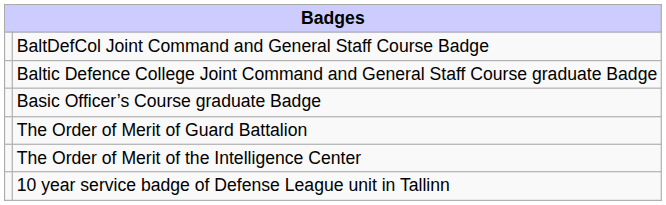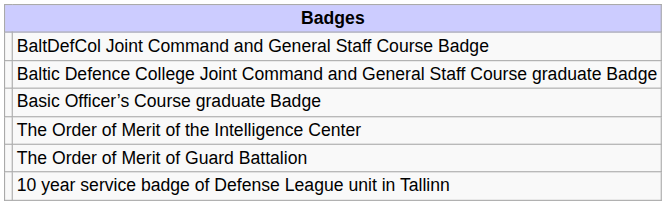rows swapped: (162, 130) <-> (189, 158)
